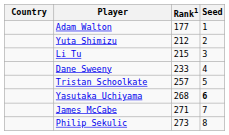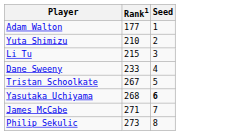- column: (29, 12)
(181, 41) 212 -> (132, 41) 210
(181, 82) 257 -> (132, 82) 267
